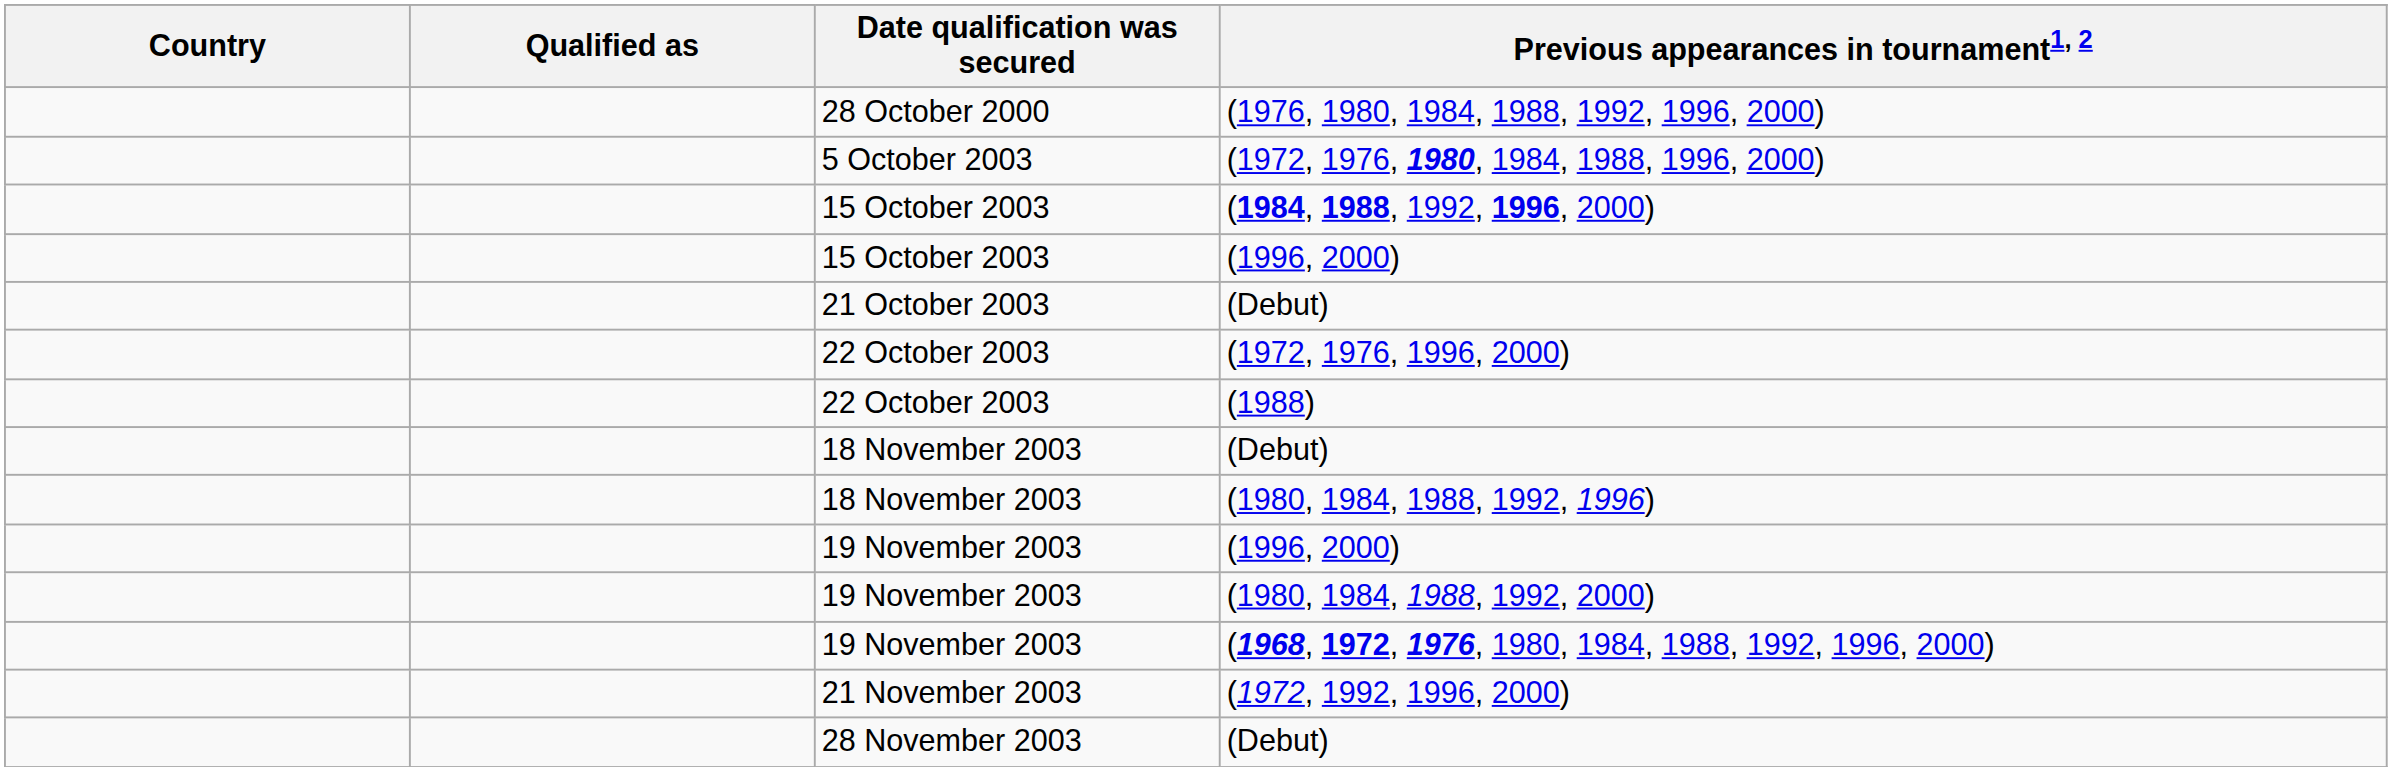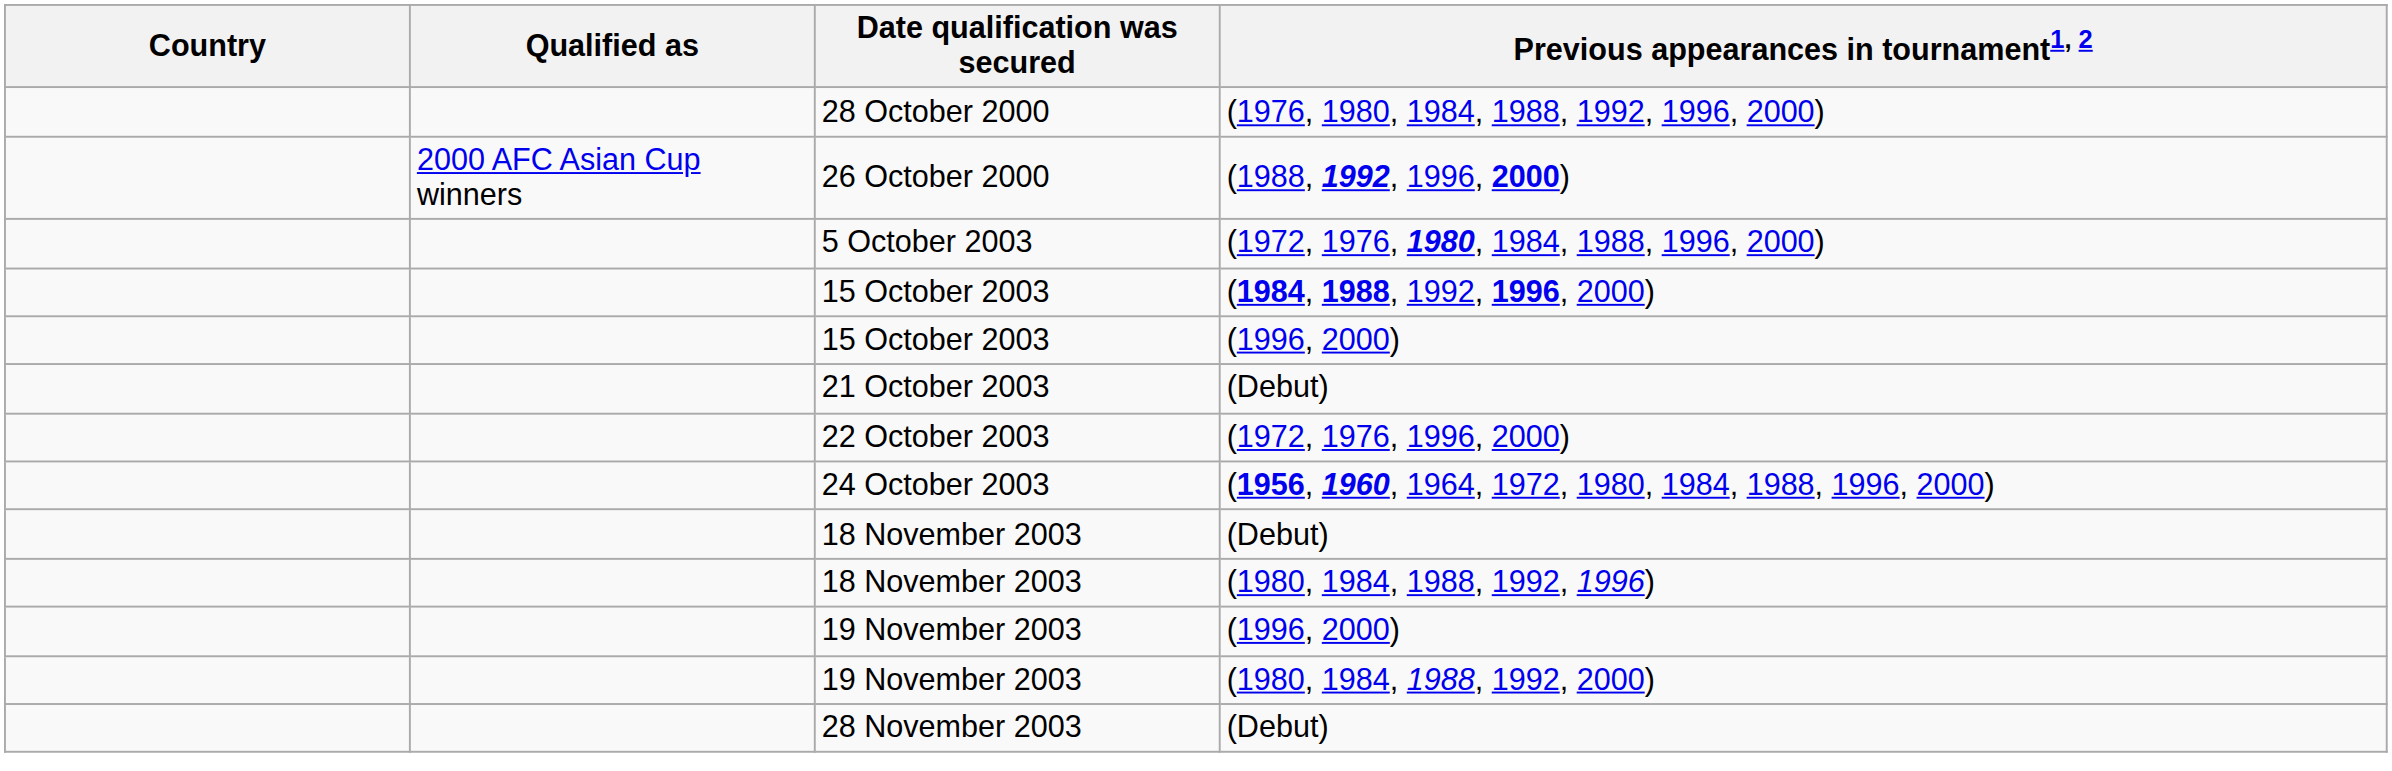+ row: (936, 177)
- row: (936, 402)
+ row: (936, 485)
- row: (952, 644)
- row: (952, 693)
